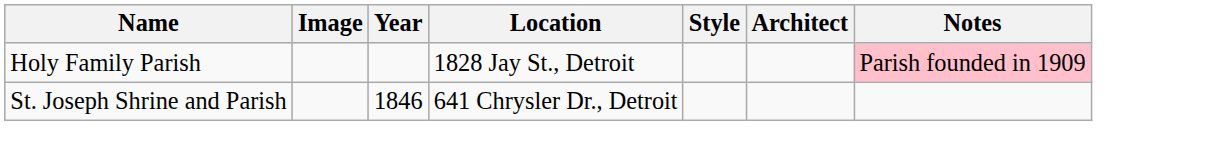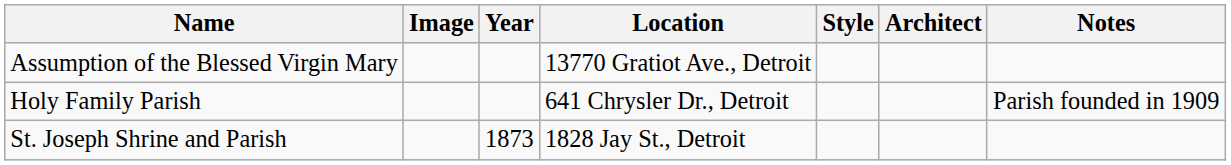+ row: (204, 62)
(534, 62) 1828 Jay St., Detroit -> (667, 100) 641 Chrysler Dr., Detroit
(973, 62) pink background -> (1106, 100) no background
(398, 100) 1846 -> (509, 139) 1873
(556, 100) 641 Chrysler Dr., Detroit -> (645, 139) 1828 Jay St., Detroit
